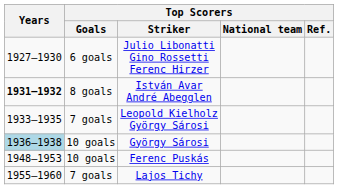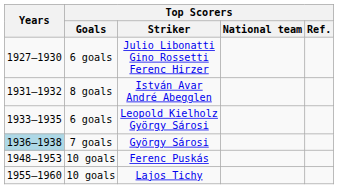(34, 91) bold -> (34, 91) normal
(91, 120) 7 goals -> (91, 120) 6 goals
(91, 142) 10 goals -> (91, 142) 7 goals
(91, 175) 7 goals -> (91, 175) 10 goals
